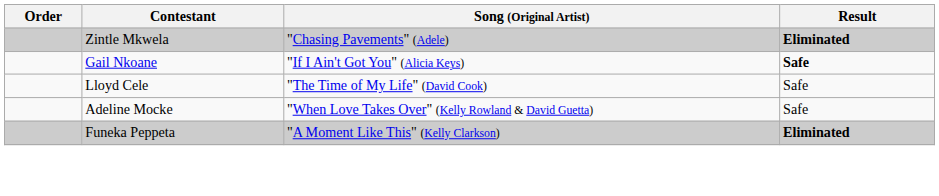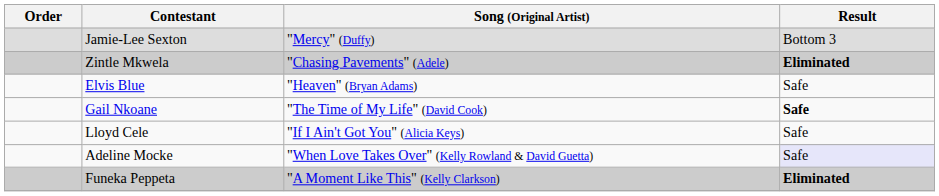+ row: (136, 39)
+ row: (115, 86)
(376, 63) "If I Ain't Got You" (Alicia Keys) -> (387, 109) "The Time of My Life" (David Cook)
(387, 86) "The Time of My Life" (David Cook) -> (376, 132) "If I Ain't Got You" (Alicia Keys)
(796, 109) no background -> (796, 156) lavender background
